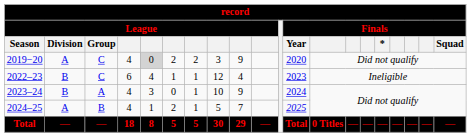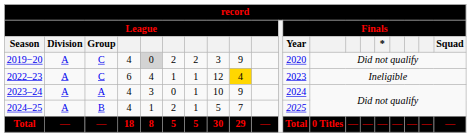(65, 76) B -> (65, 76) A
(240, 76) no background -> (240, 76) gold background
(65, 92) B -> (65, 92) A
